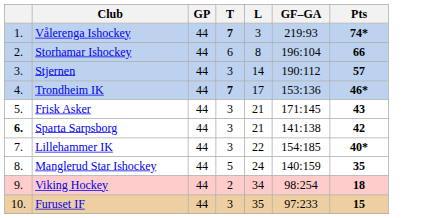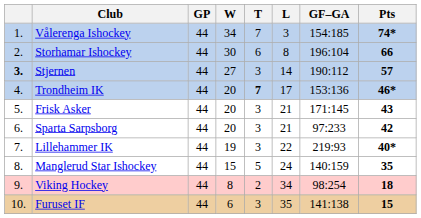+ column: (230, 14)
(230, 33) bold -> (258, 33) normal
(301, 33) 219:93 -> (329, 33) 154:185
(18, 71) normal -> (18, 71) bold
(18, 128) bold -> (18, 128) normal
(301, 128) 141:138 -> (329, 128) 97:233
(301, 147) 154:185 -> (329, 147) 219:93
(301, 204) 97:233 -> (329, 204) 141:138
